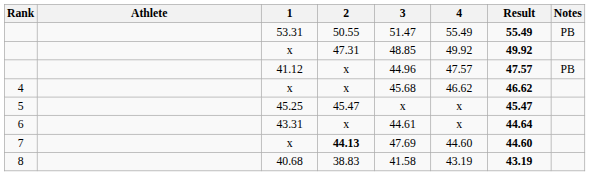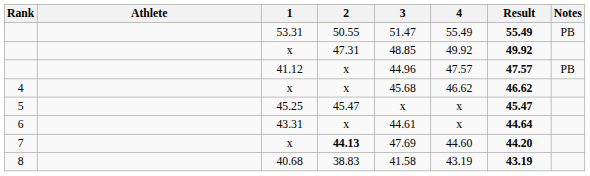(519, 143) 44.60 -> (519, 143) 44.20
